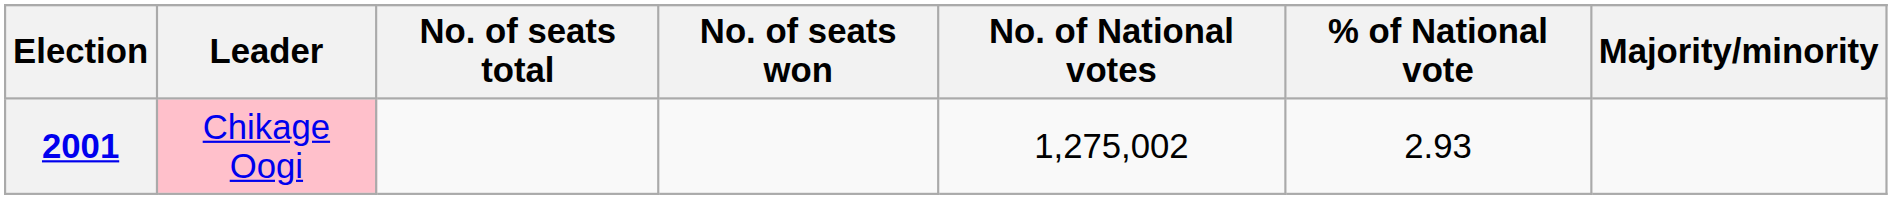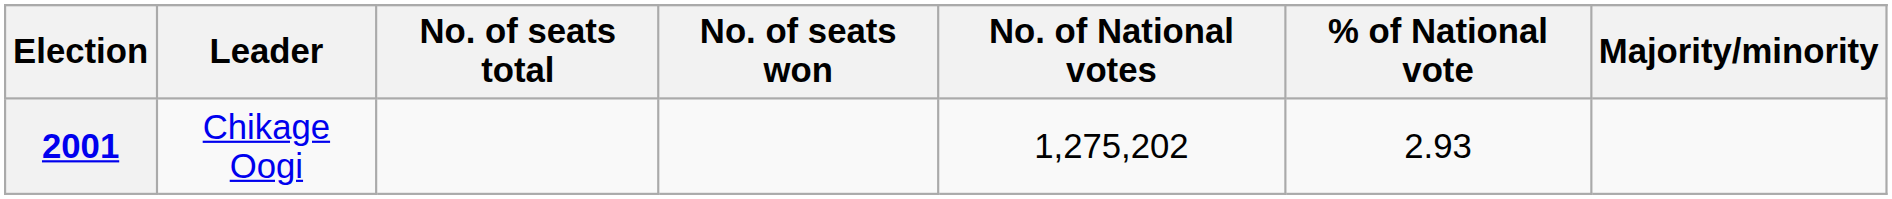(266, 145) pink background -> (266, 145) no background
(1111, 145) 1,275,002 -> (1111, 145) 1,275,202
